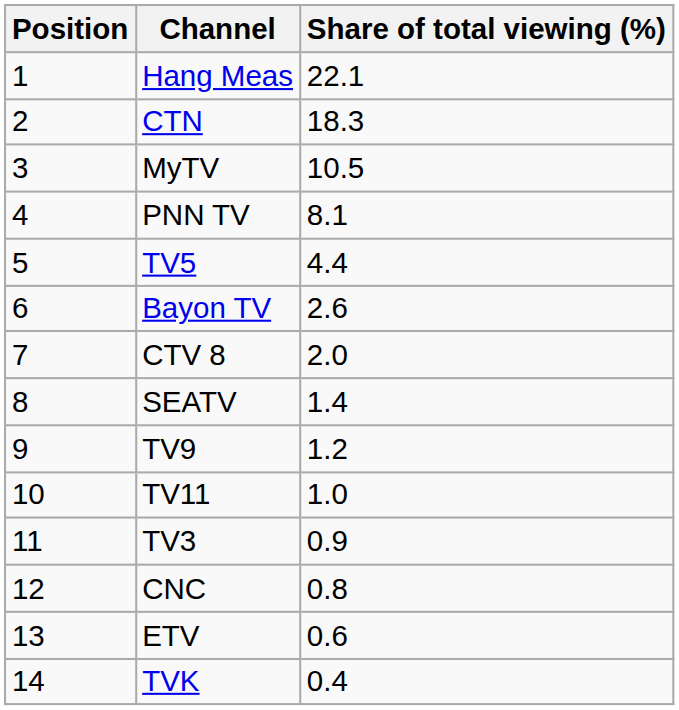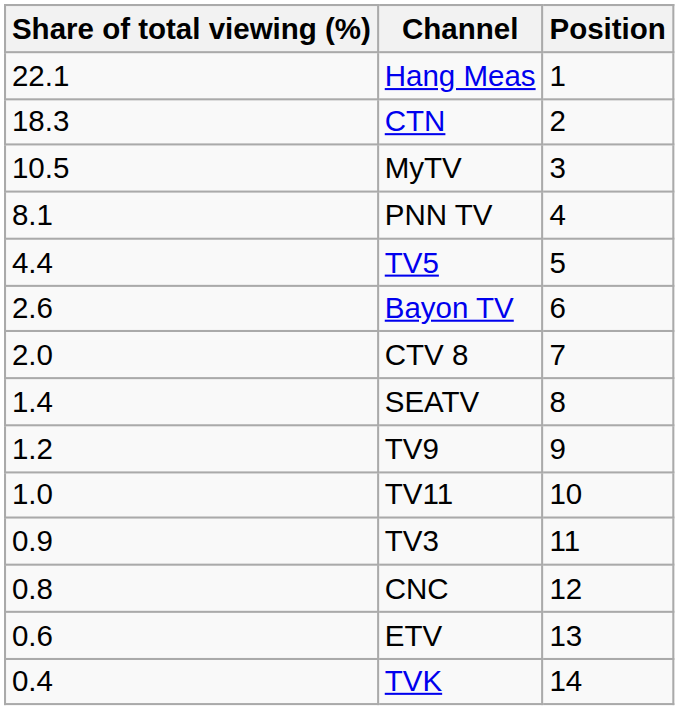columns swapped: (70, 29) <-> (486, 29)
